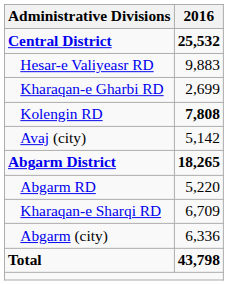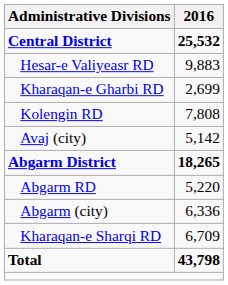(203, 114) bold -> (203, 114) normal
rows swapped: (91, 211) <-> (64, 235)
